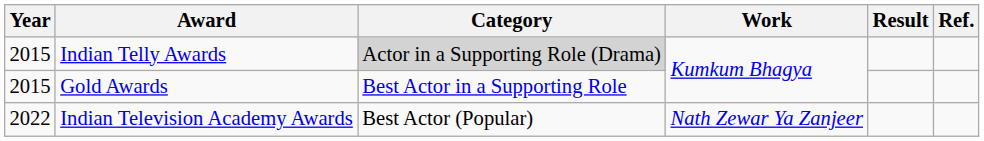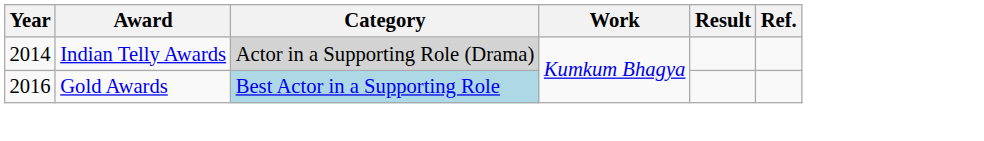(30, 53) 2015 -> (30, 53) 2014
(30, 86) 2015 -> (30, 86) 2016
(494, 86) no background -> (368, 86) lightblue background
- row: (207, 119)
